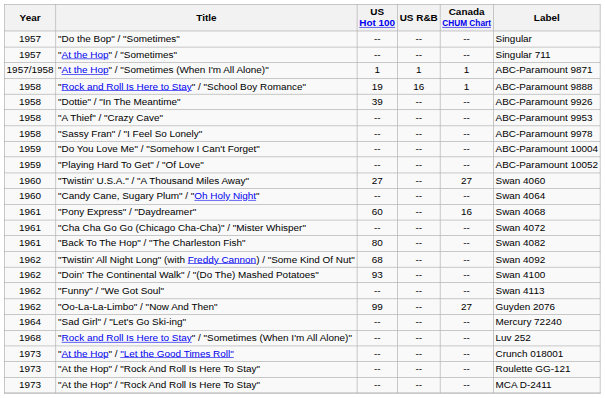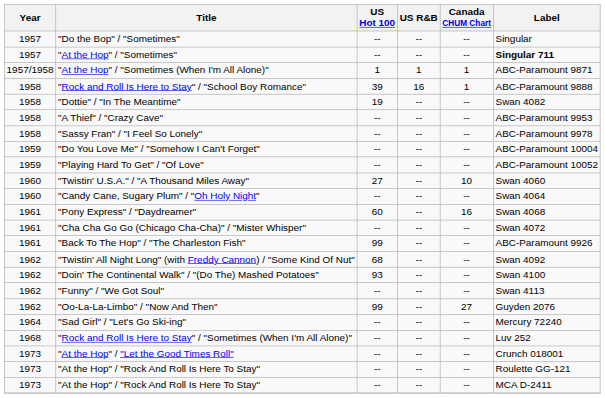(523, 54) normal -> (525, 54) bold
(377, 86) 19 -> (377, 86) 39
(377, 102) 39 -> (377, 102) 19
(544, 102) ABC-Paramount 9926 -> (520, 102) Swan 4082
(467, 180) 27 -> (467, 180) 10
(377, 243) 80 -> (377, 243) 99
(520, 243) Swan 4082 -> (544, 243) ABC-Paramount 9926
